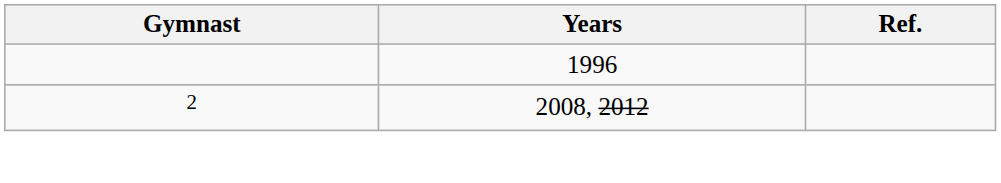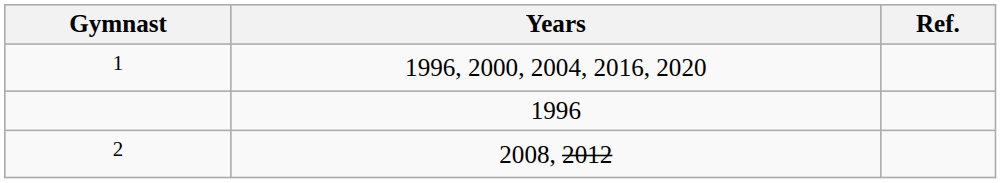+ row: (118, 62)
